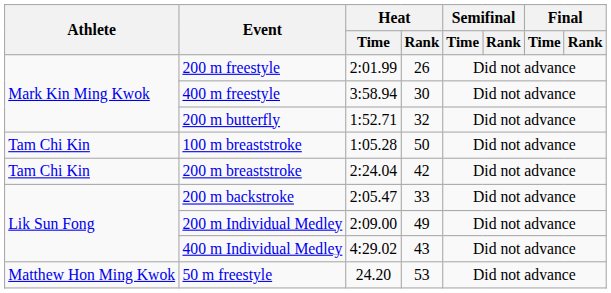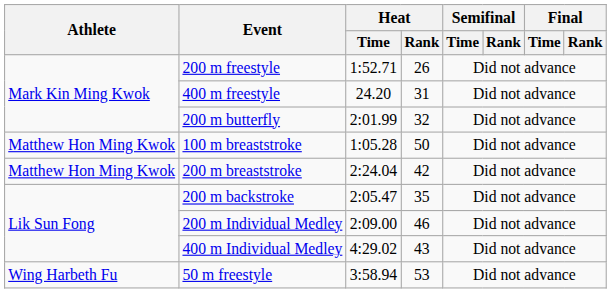(373, 68) 2:01.99 -> (373, 68) 1:52.71
(373, 94) 3:58.94 -> (373, 94) 24.20
(422, 94) 30 -> (422, 94) 31
(373, 119) 1:52.71 -> (373, 119) 2:01.99
(49, 145) Tam Chi Kin -> (92, 145) Matthew Hon Ming Kwok
(49, 171) Tam Chi Kin -> (92, 171) Matthew Hon Ming Kwok
(422, 197) 33 -> (422, 197) 35
(422, 223) 49 -> (422, 223) 46
(92, 275) Matthew Hon Ming Kwok -> (63, 275) Wing Harbeth Fu
(373, 275) 24.20 -> (373, 275) 3:58.94
